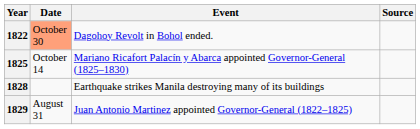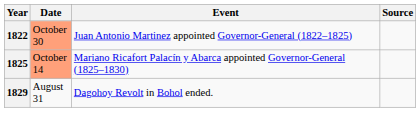(144, 35) Dagohoy Revolt in Bohol ended. -> (213, 35) Juan Antonio Martinez appointed Governor-General (1822–1825)
(50, 64) no background -> (50, 64) lightsalmon background
- row: (17, 86)
(213, 109) Juan Antonio Martinez appointed Governor-General (1822–1825) -> (144, 92) Dagohoy Revolt in Bohol ended.
